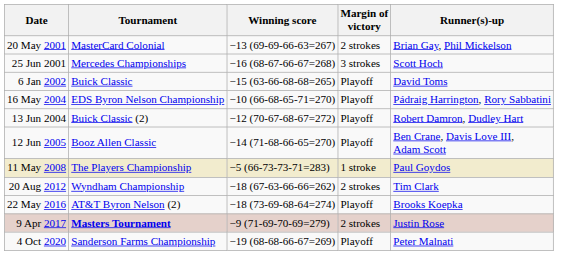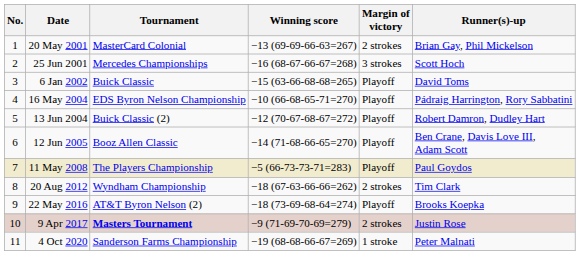+ column: (15, 20)
(358, 168) 1 stroke -> (378, 168) Playoff
(357, 241) Playoff -> (380, 241) 1 stroke
